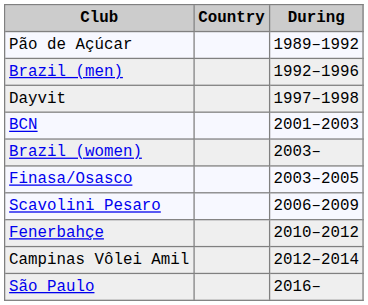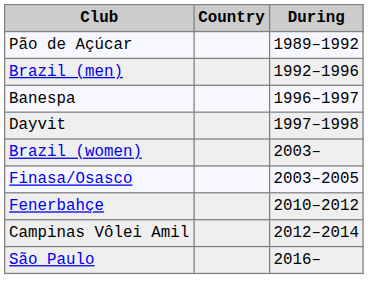+ row: (42, 99)
- row: (23, 126)
- row: (85, 206)
